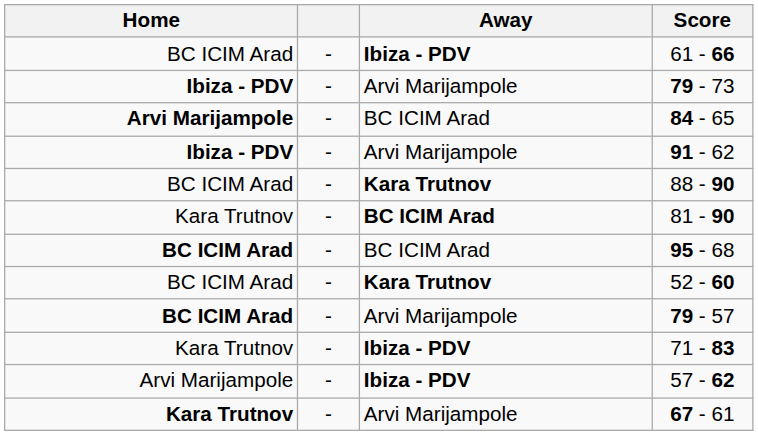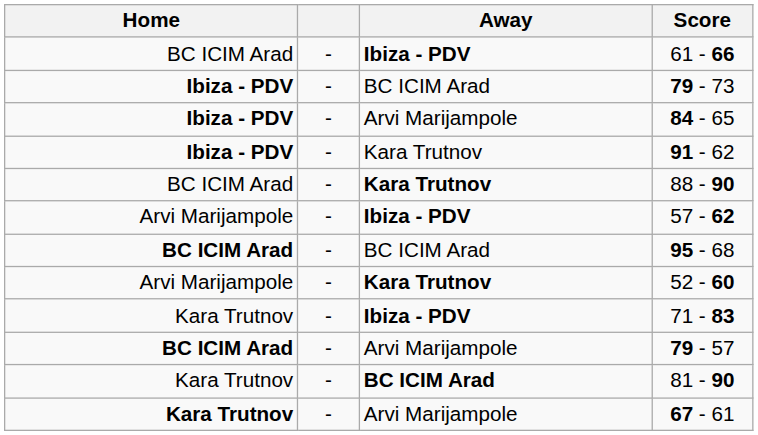(441, 86) Arvi Marijampole -> (427, 86) BC ICIM Arad
(210, 119) Arvi Marijampole -> (240, 119) Ibiza - PDV
(427, 119) BC ICIM Arad -> (441, 119) Arvi Marijampole
(441, 151) Arvi Marijampole -> (423, 151) Kara Trutnov
rows swapped: (702, 380) <-> (702, 217)
(230, 282) BC ICIM Arad -> (216, 282) Arvi Marijampole
rows swapped: (702, 315) <-> (702, 348)
